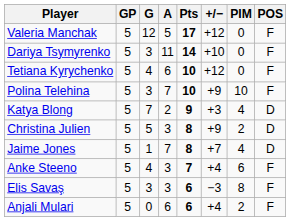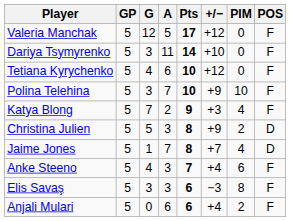(270, 110) D -> (270, 110) F
